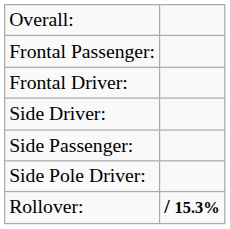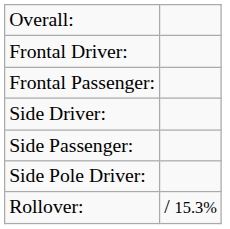rows swapped: (68, 82) <-> (82, 51)
(192, 207) bold -> (191, 207) normal
